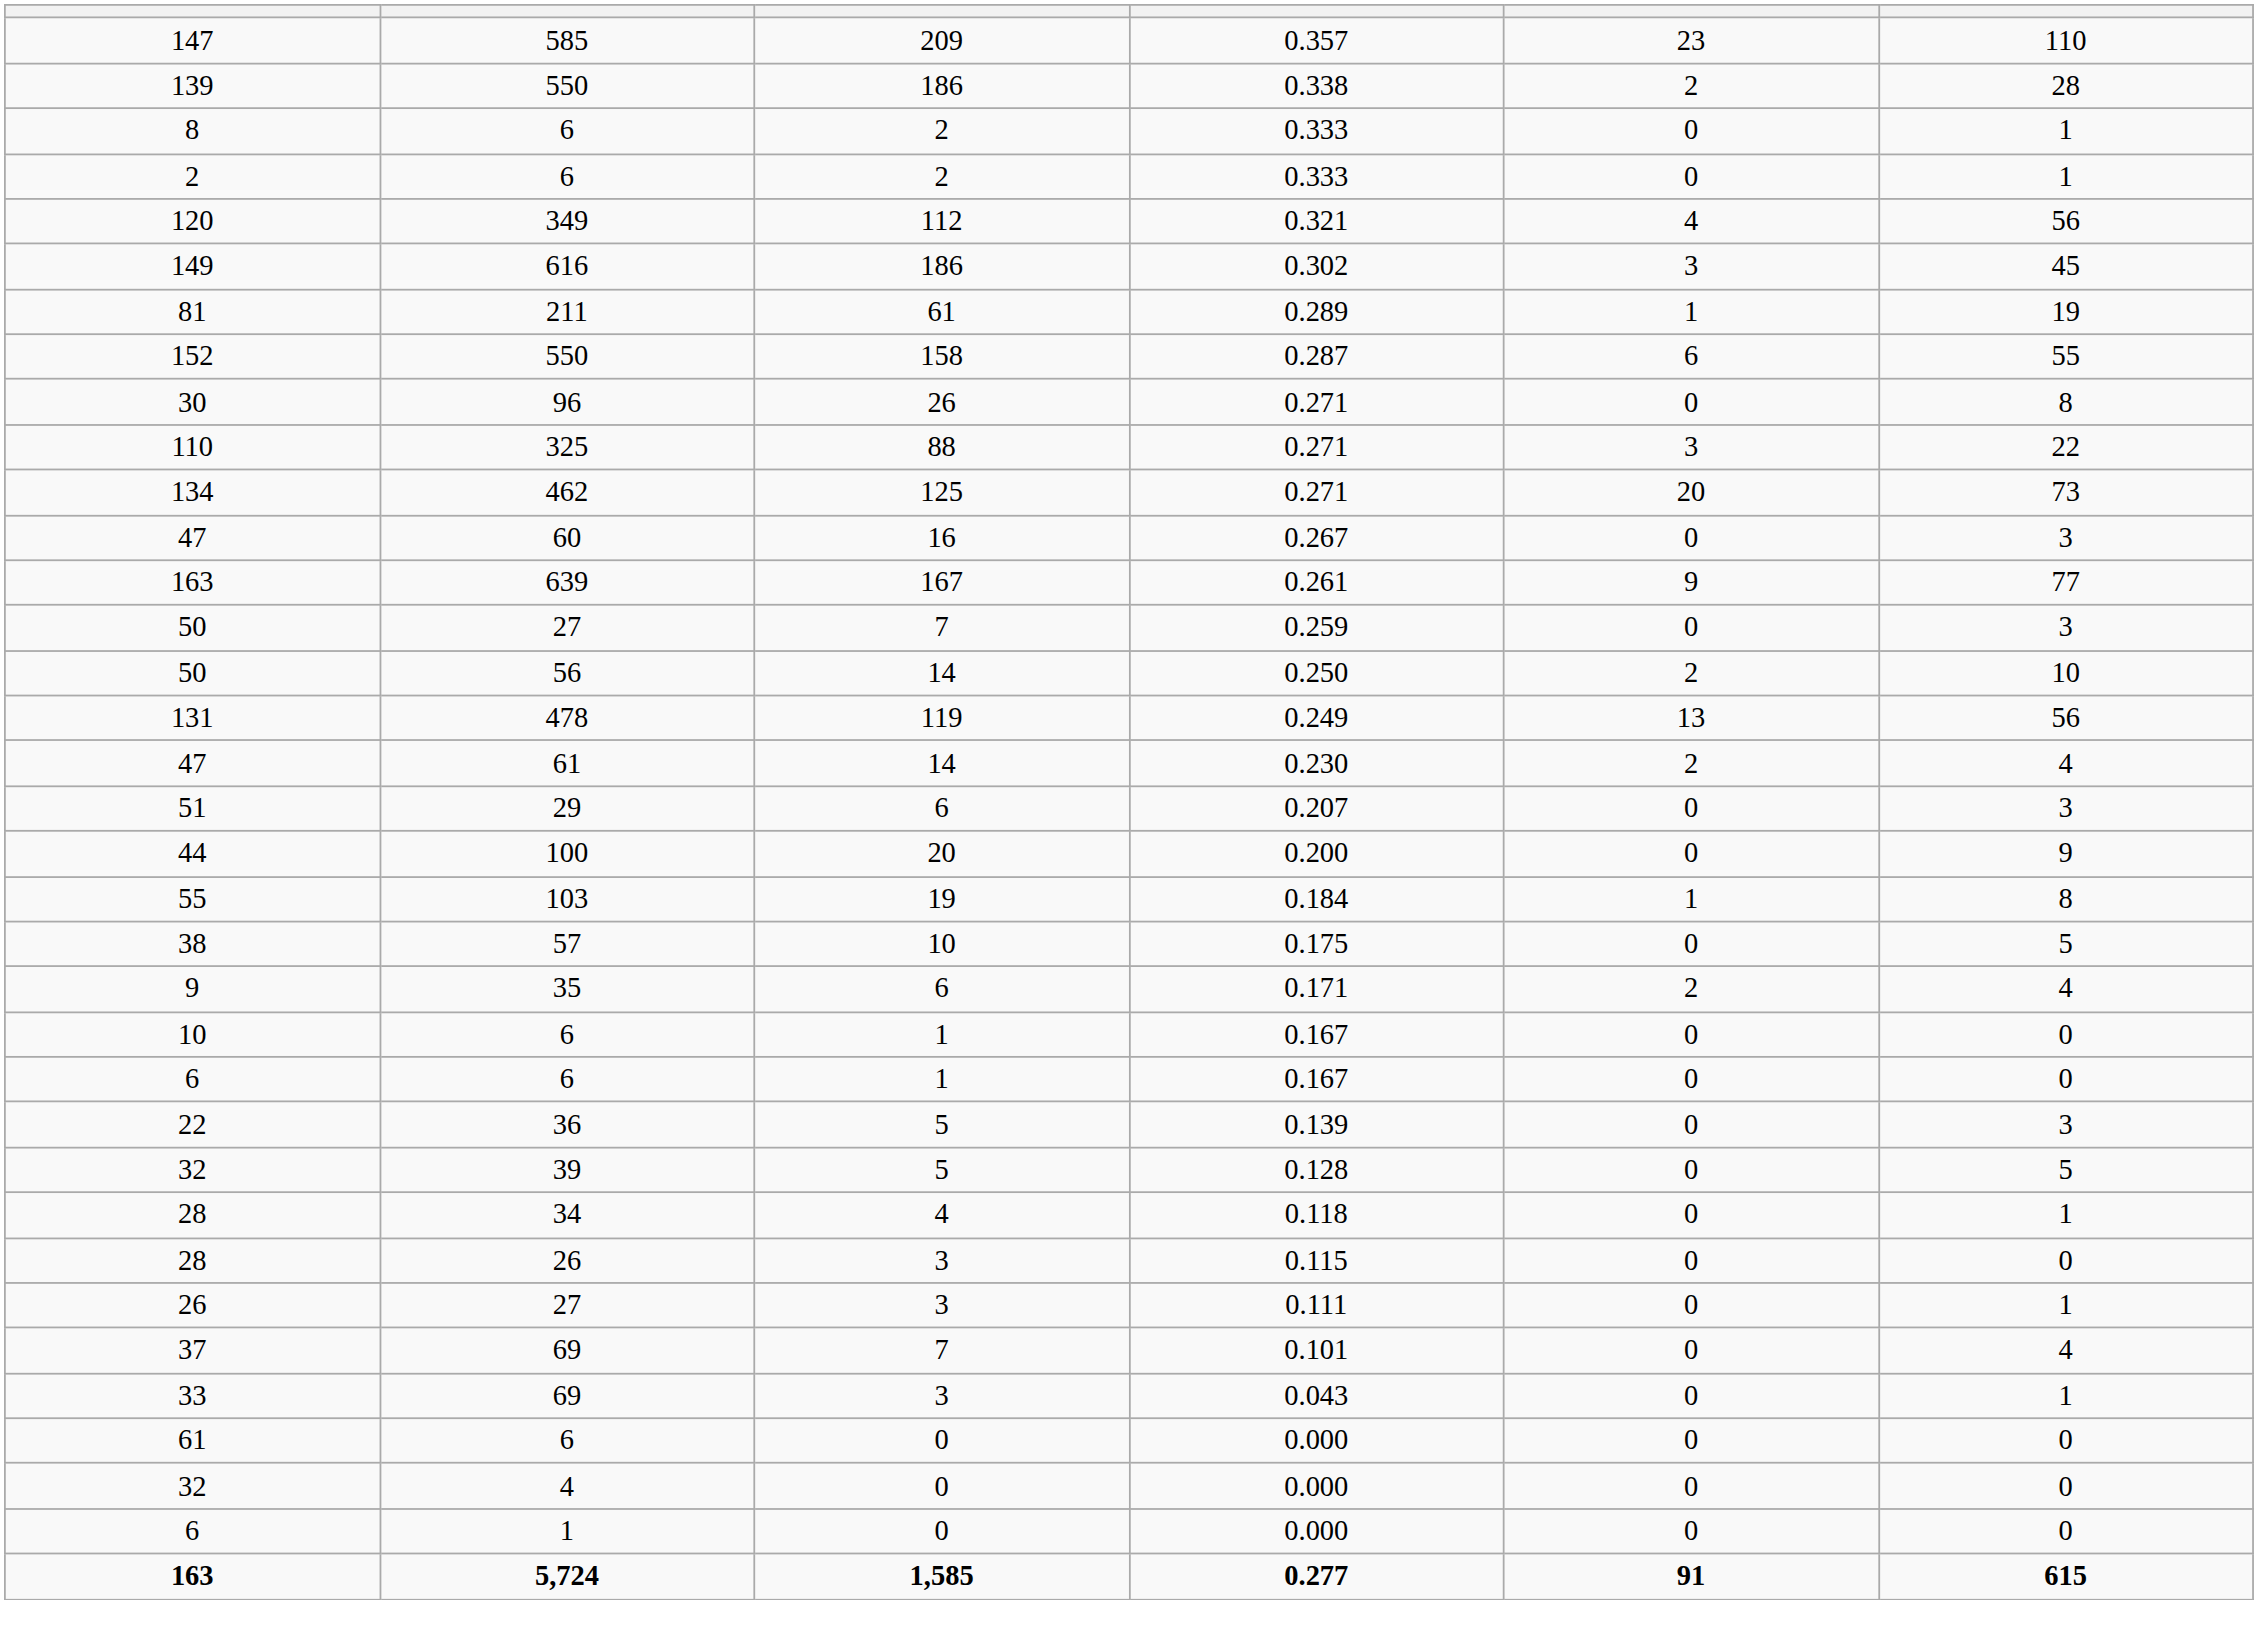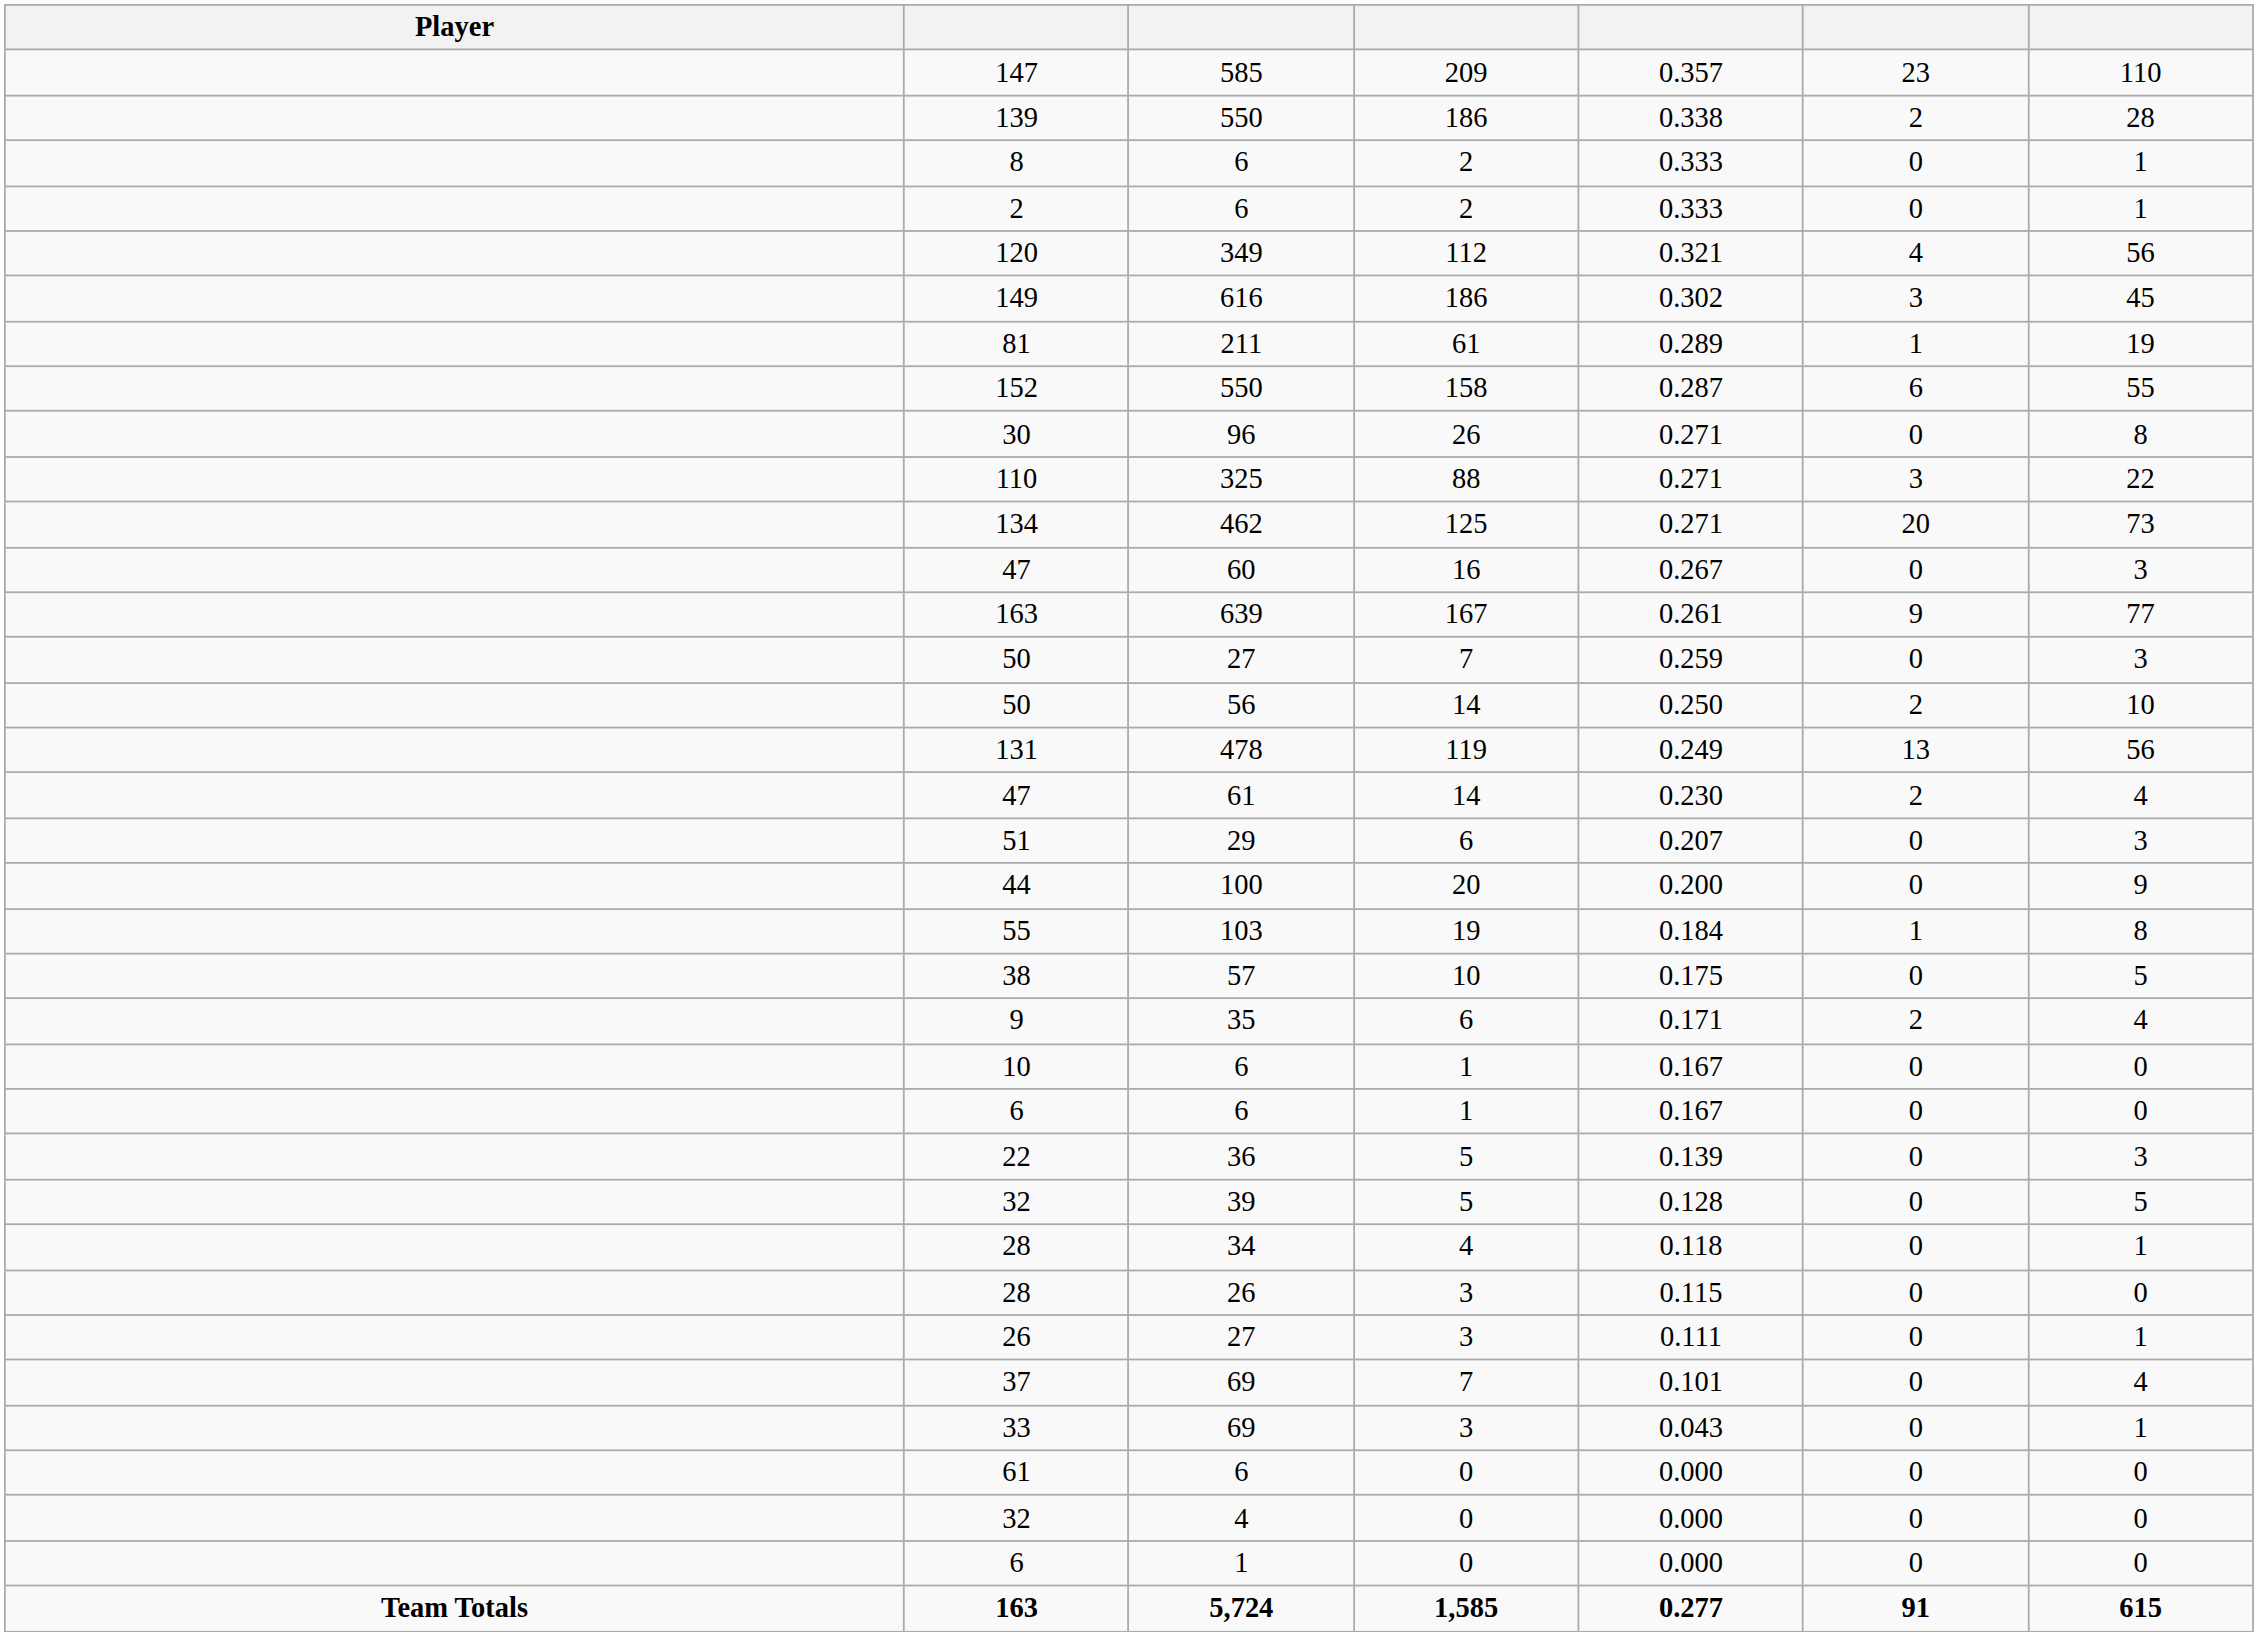+ column: (454, 27)
